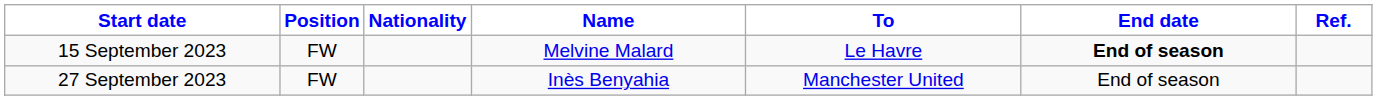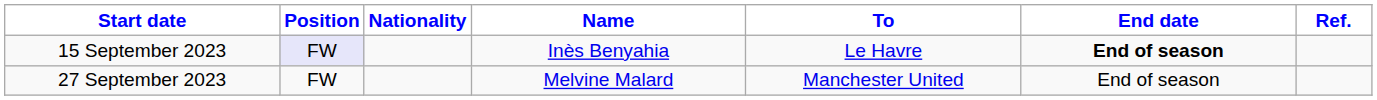(322, 50) no background -> (322, 50) lavender background
(608, 50) Melvine Malard -> (608, 50) Inès Benyahia
(608, 81) Inès Benyahia -> (608, 81) Melvine Malard
